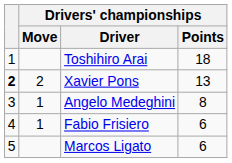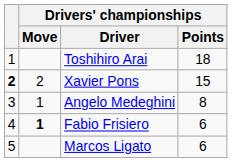(203, 81) 13 -> (203, 81) 15
(40, 124) normal -> (40, 124) bold
